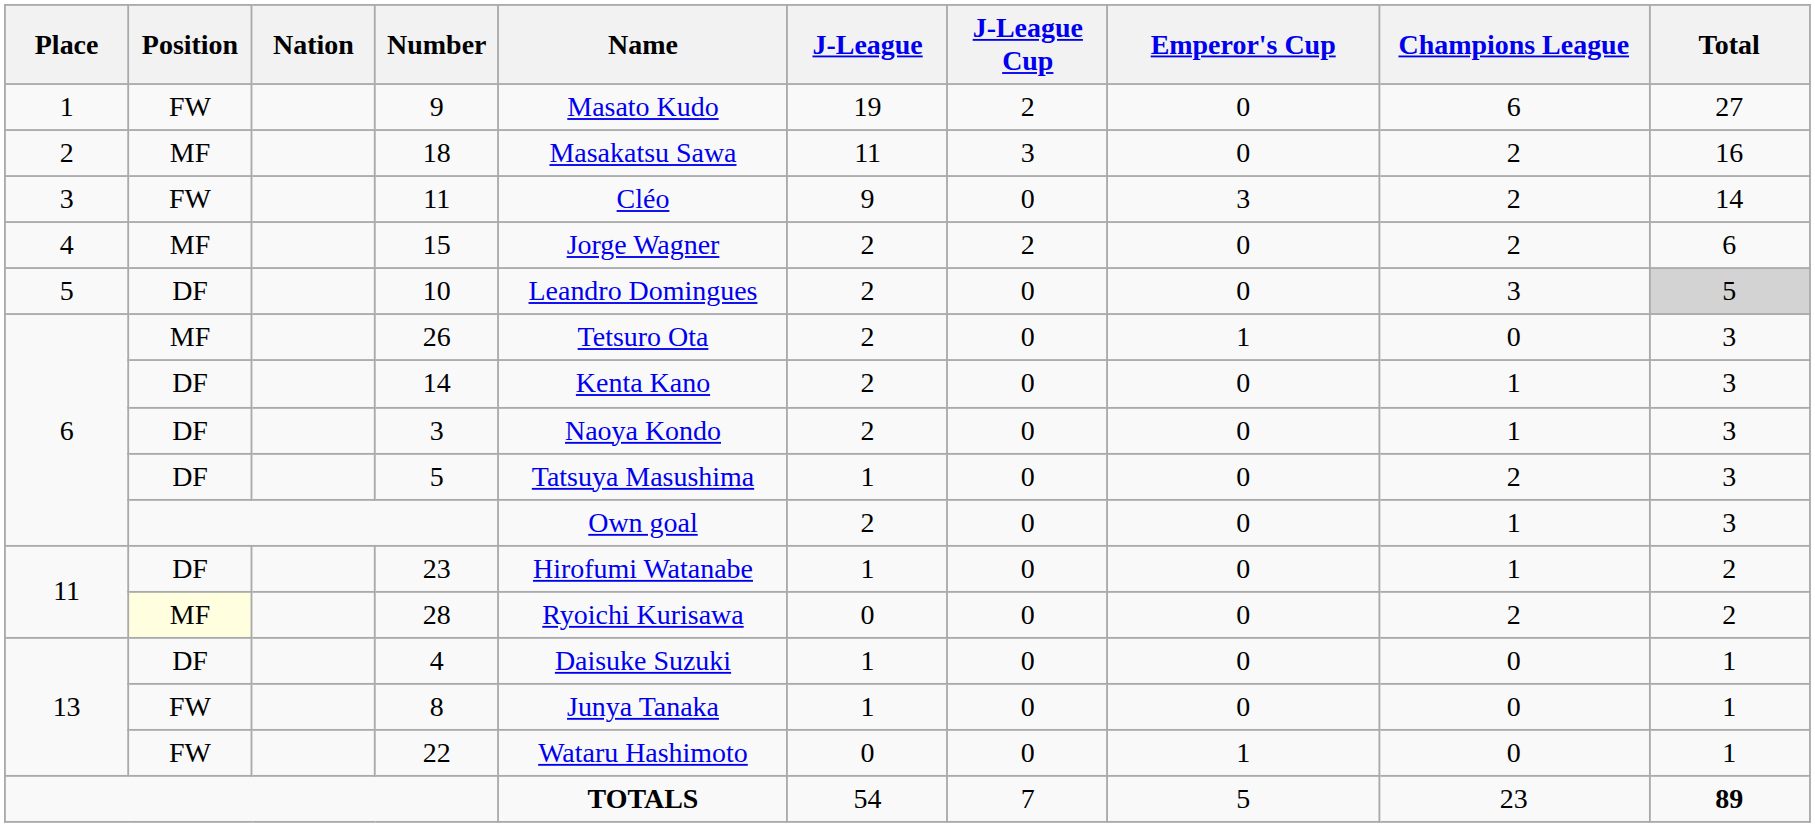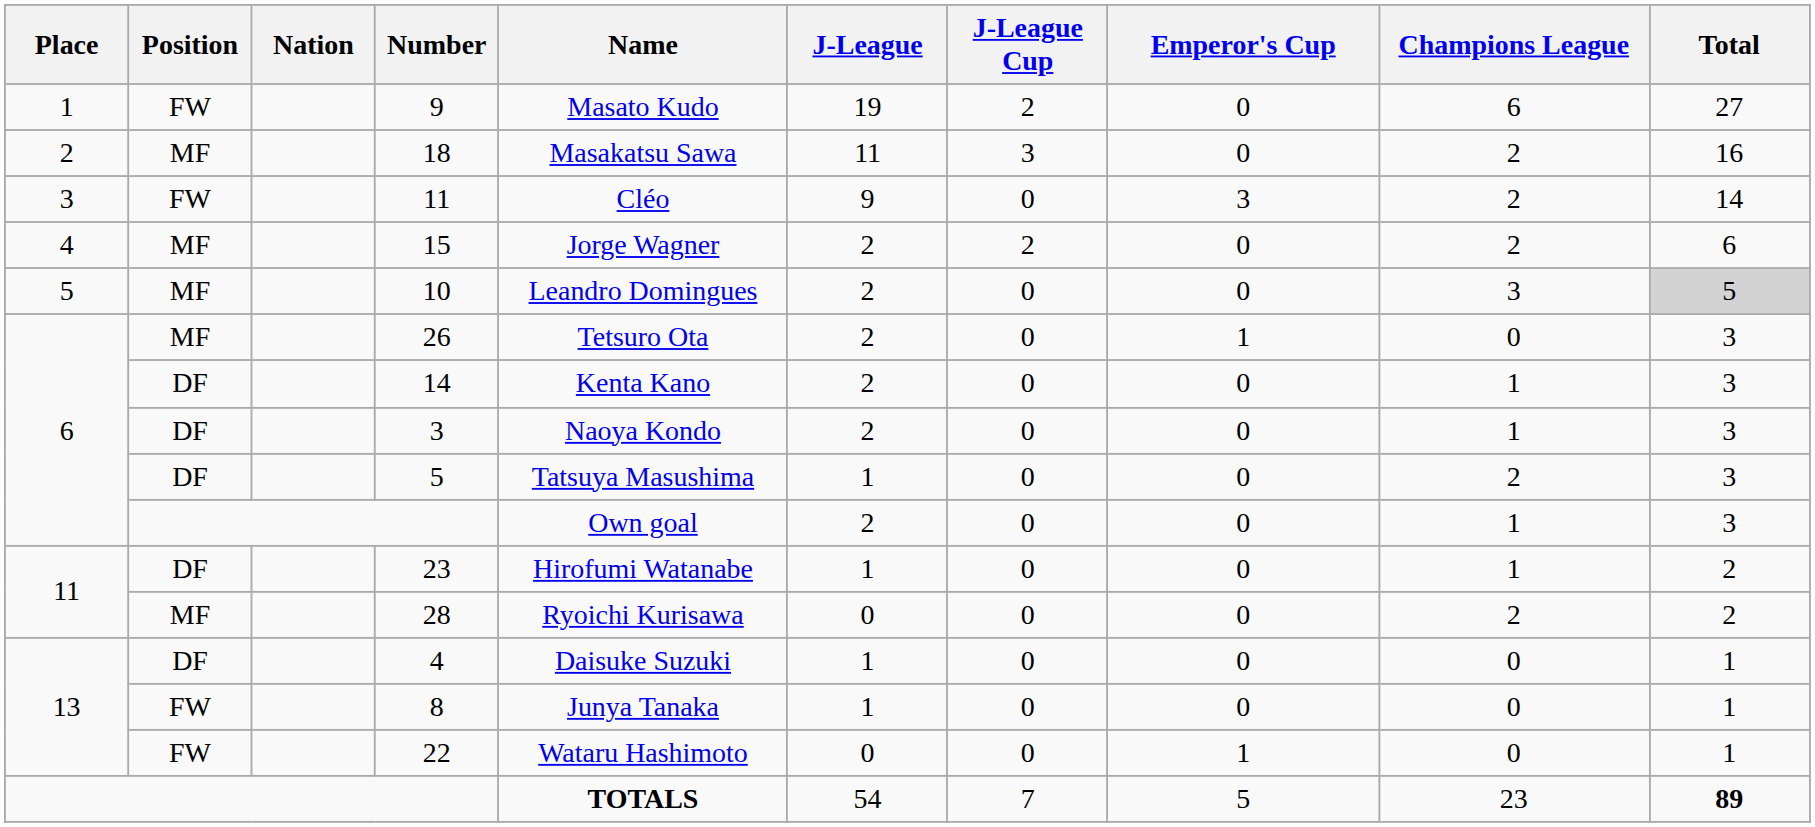(190, 291) DF -> (190, 291) MF
(190, 614) lightyellow background -> (190, 614) no background
